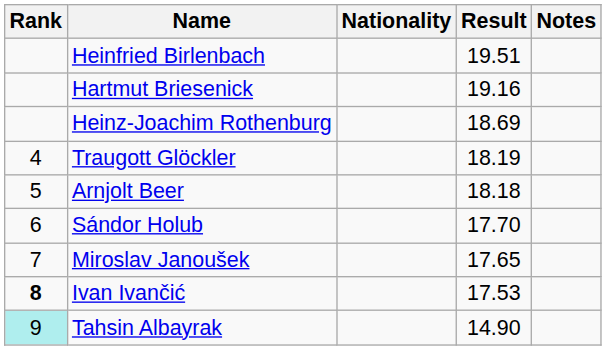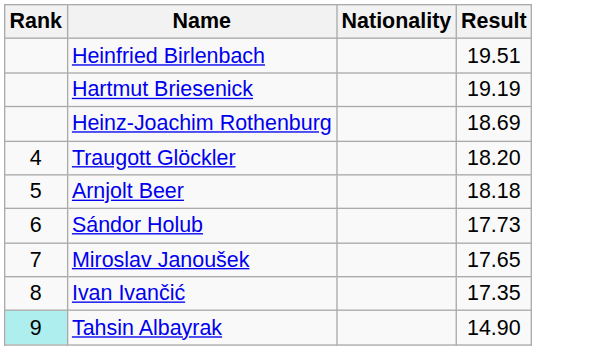- column: (566, 21)
(494, 89) 19.16 -> (494, 89) 19.19
(494, 157) 18.19 -> (494, 157) 18.20
(494, 225) 17.70 -> (494, 225) 17.73
(36, 293) bold -> (36, 293) normal
(494, 293) 17.53 -> (494, 293) 17.35
